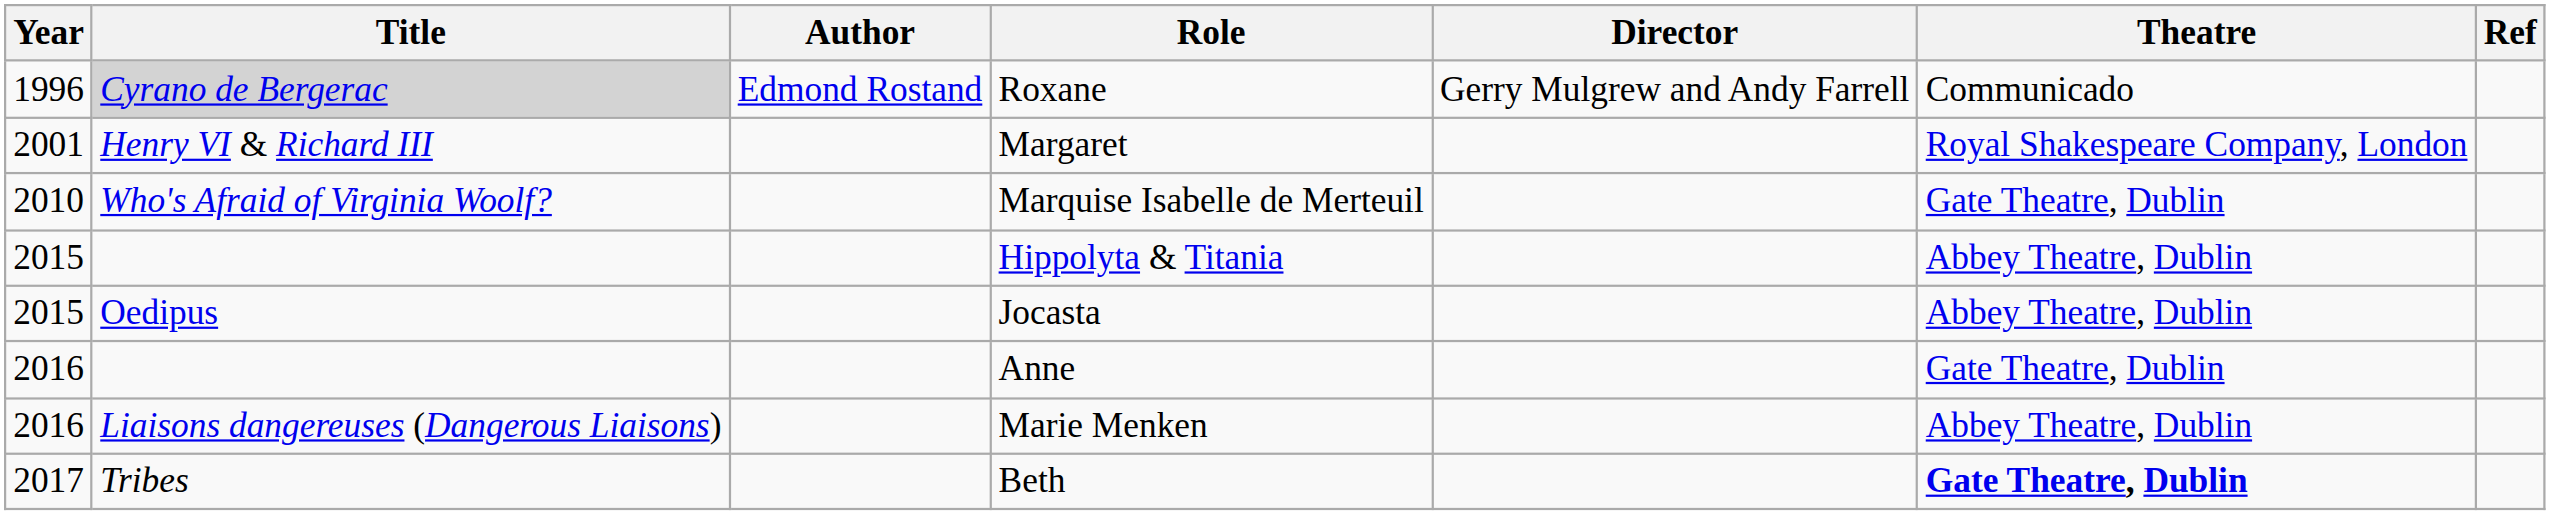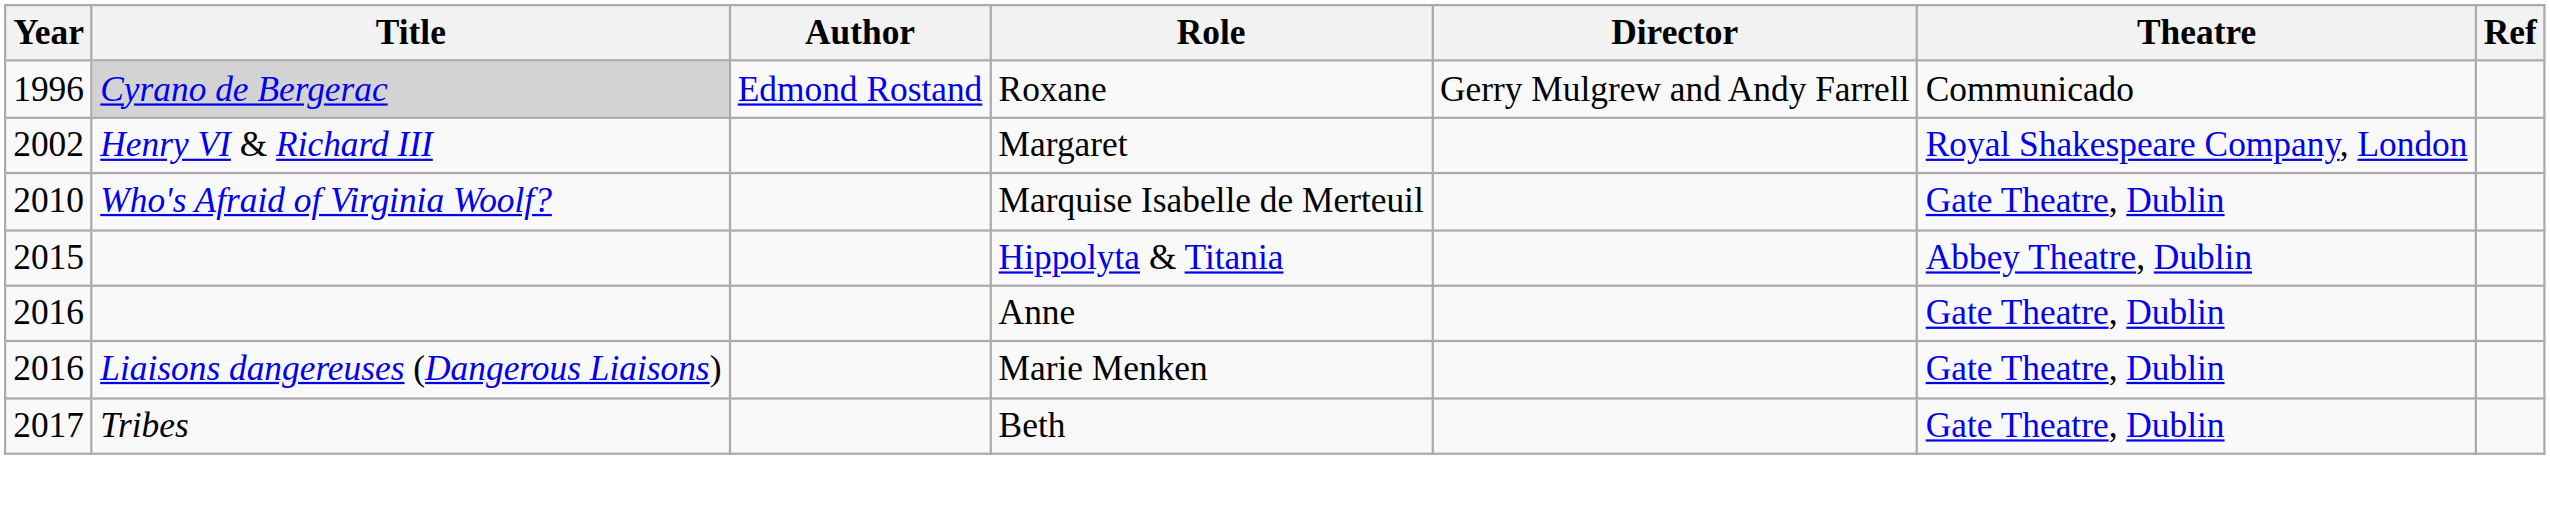(49, 144) 2001 -> (49, 144) 2002
- row: (1050, 312)
(2089, 425) Abbey Theatre, Dublin -> (2075, 369) Gate Theatre, Dublin
(2087, 481) bold -> (2075, 425) normal
